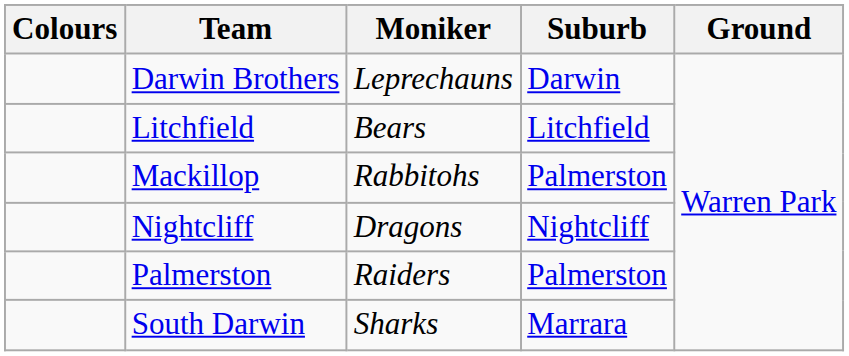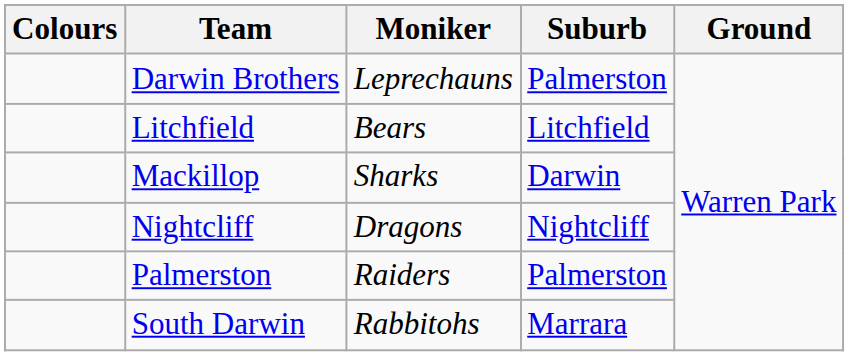(574, 78) Darwin -> (597, 78) Palmerston
(417, 176) Rabbitohs -> (396, 176) Sharks
(597, 176) Palmerston -> (574, 176) Darwin
(396, 324) Sharks -> (417, 324) Rabbitohs
